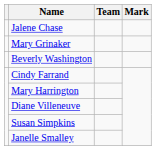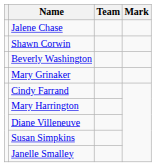+ row: (41, 43)
rows swapped: (41, 43) <-> (52, 59)
